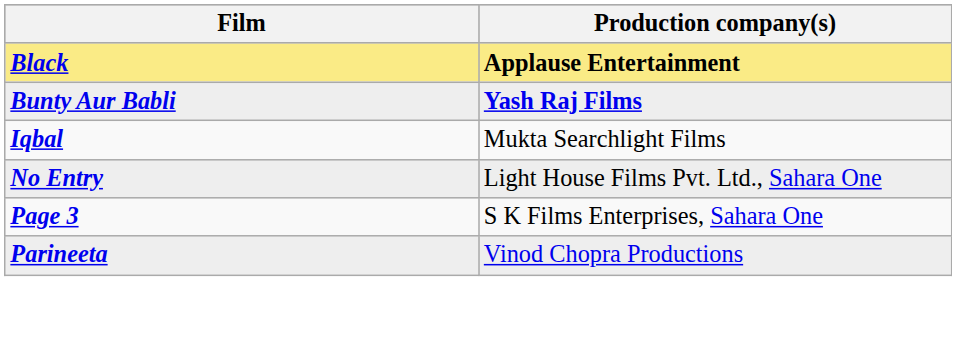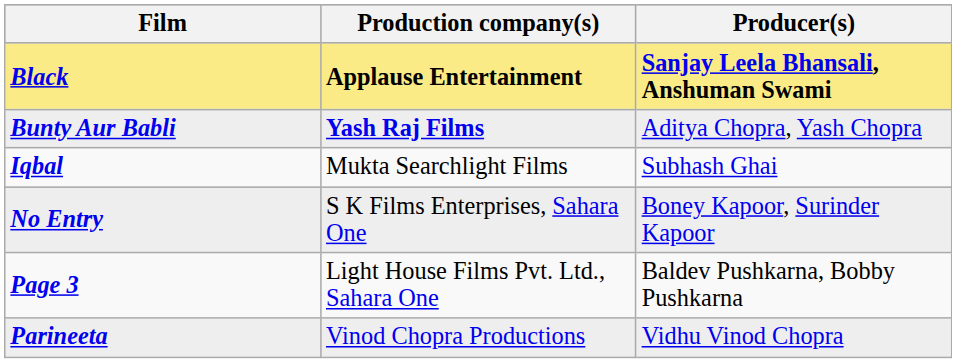+ column: (794, 23)
(683, 178) Light House Films Pvt. Ltd., Sahara One -> (472, 219) S K Films Enterprises, Sahara One
(653, 216) S K Films Enterprises, Sahara One -> (466, 285) Light House Films Pvt. Ltd., Sahara One
